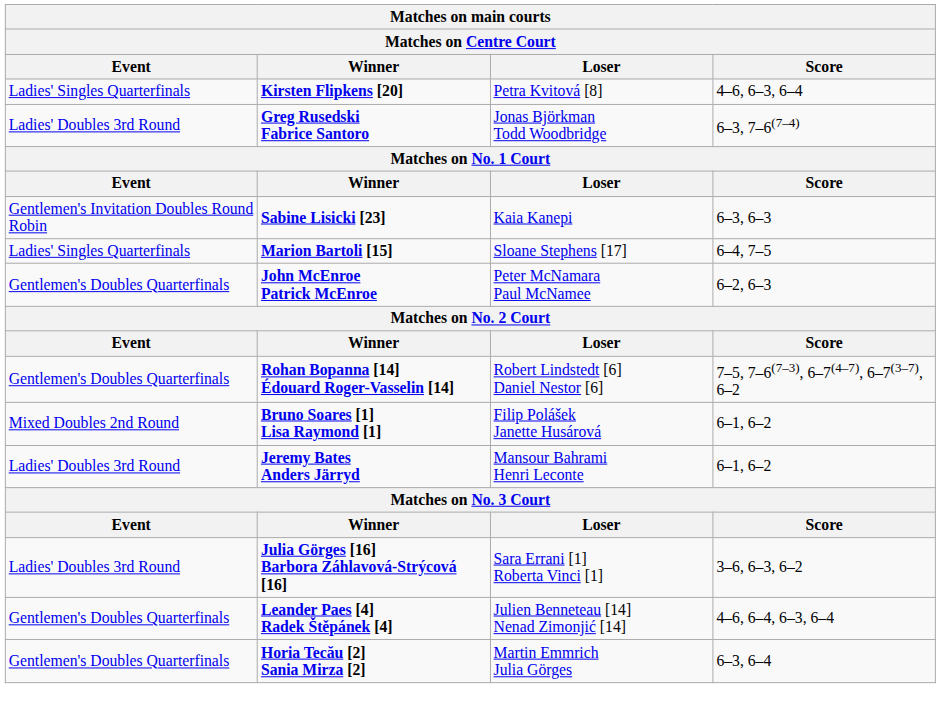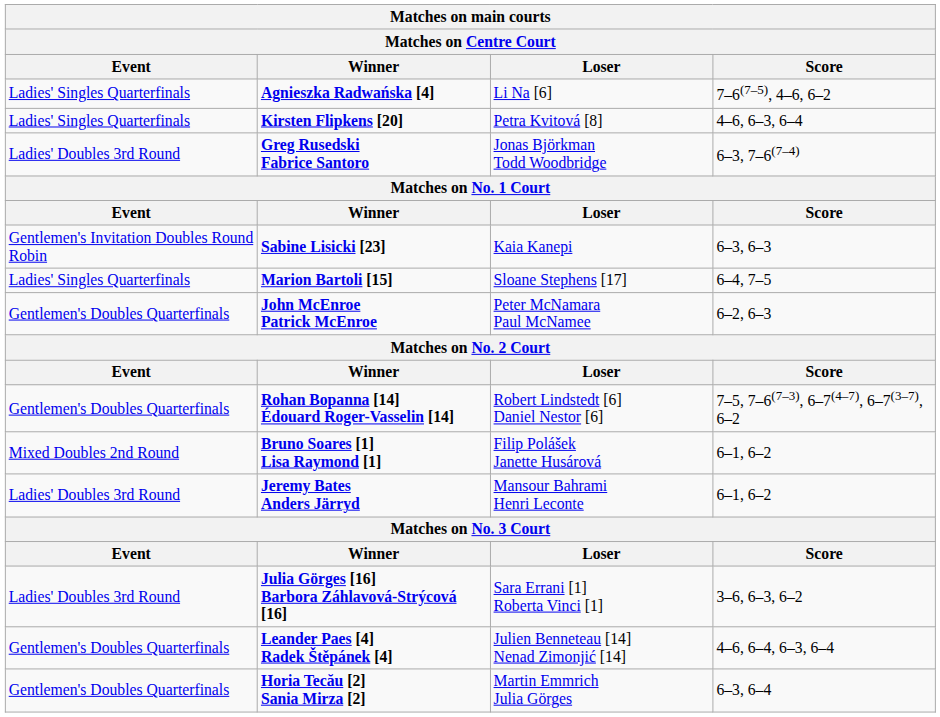+ row: (348, 93)
